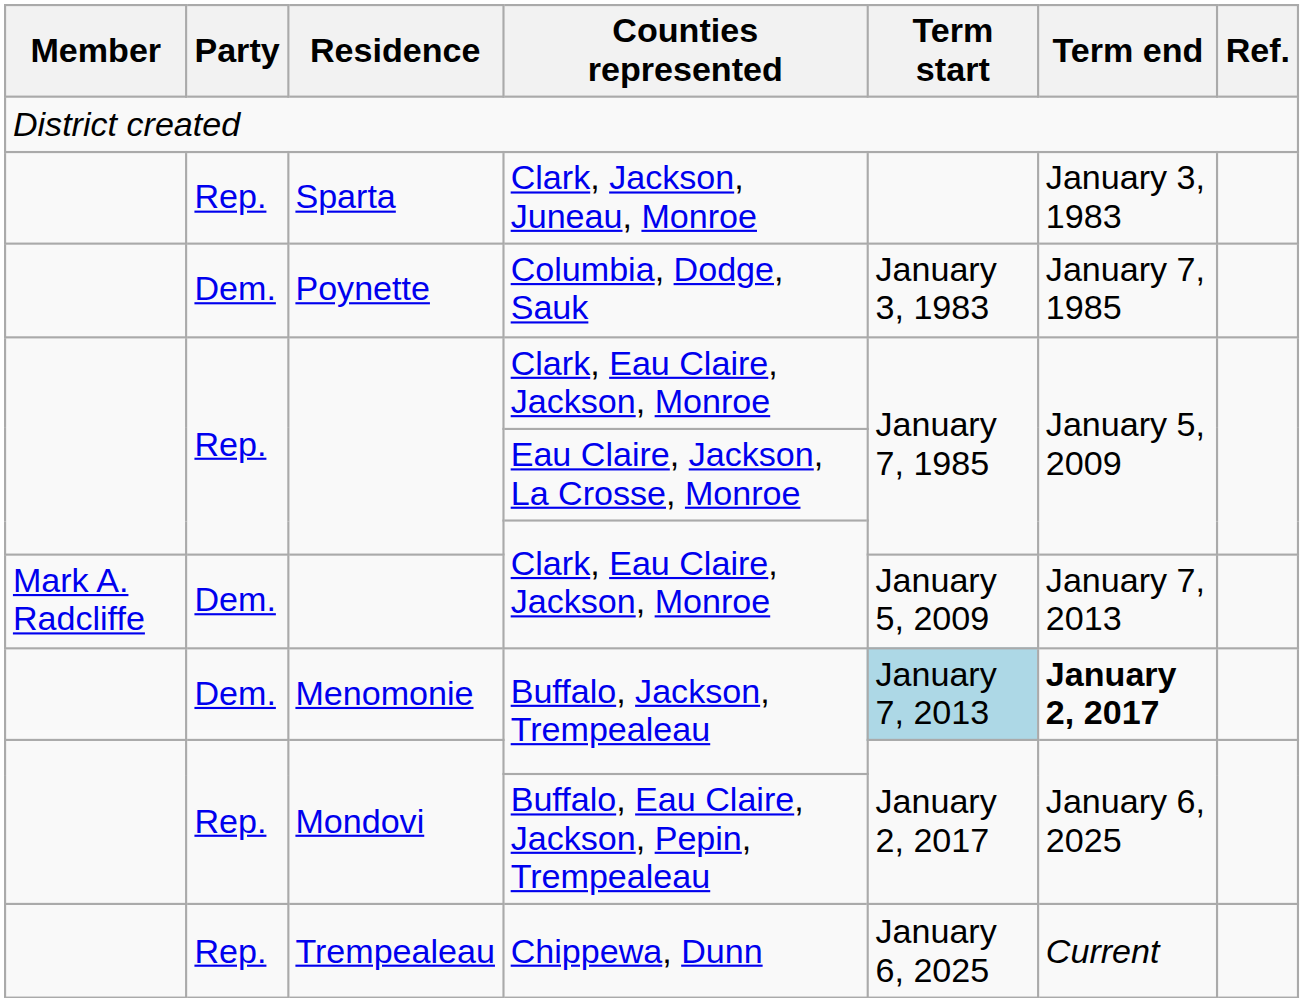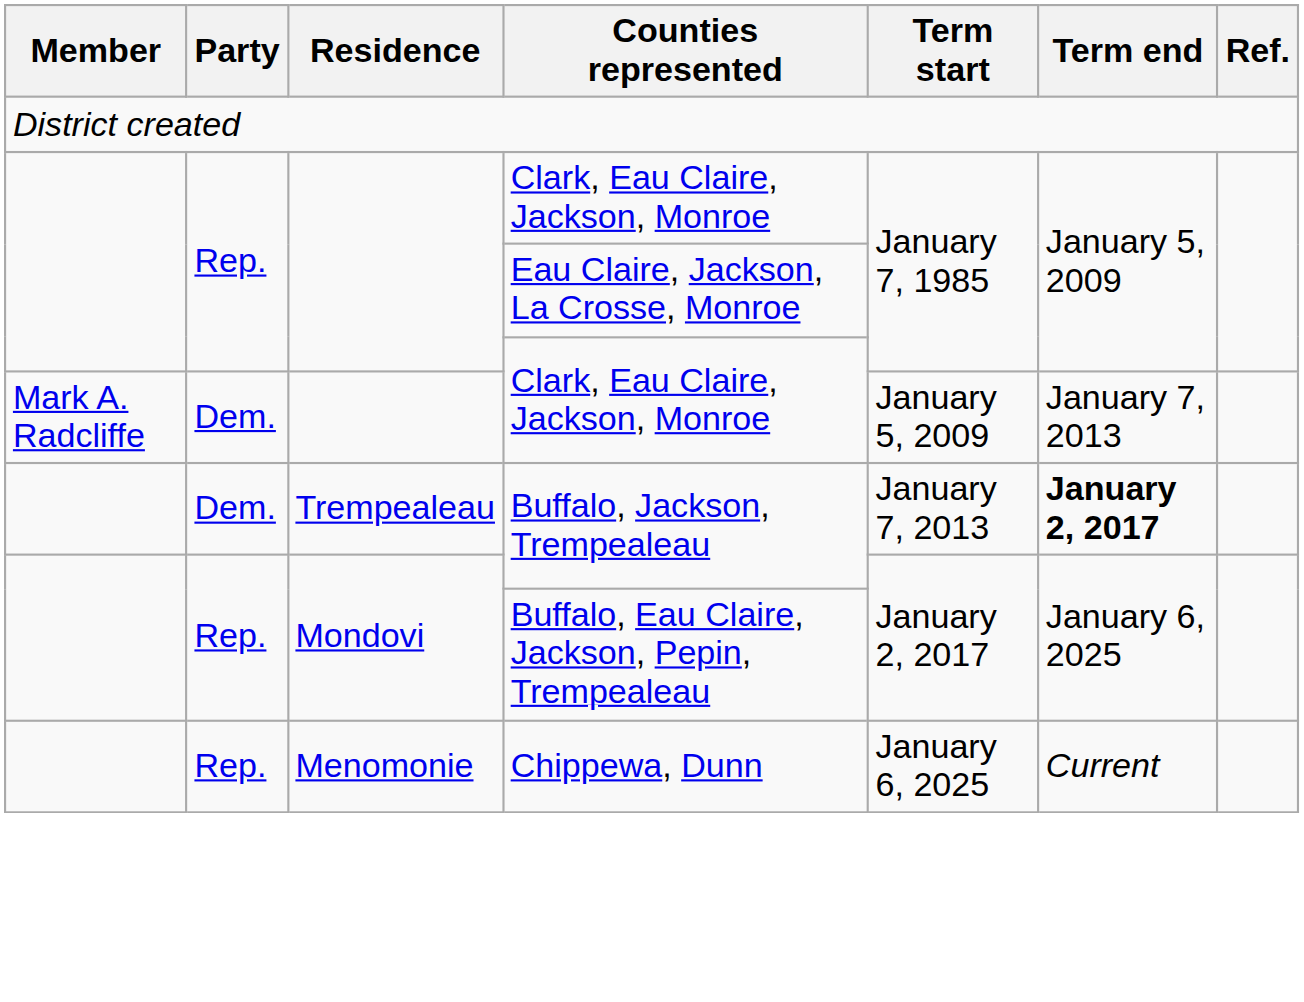- row: (230, 197)
- row: (235, 289)
(384, 693) Menomonie -> (395, 508) Trempealeau
(936, 693) lightblue background -> (936, 508) no background
(395, 950) Trempealeau -> (384, 765) Menomonie
